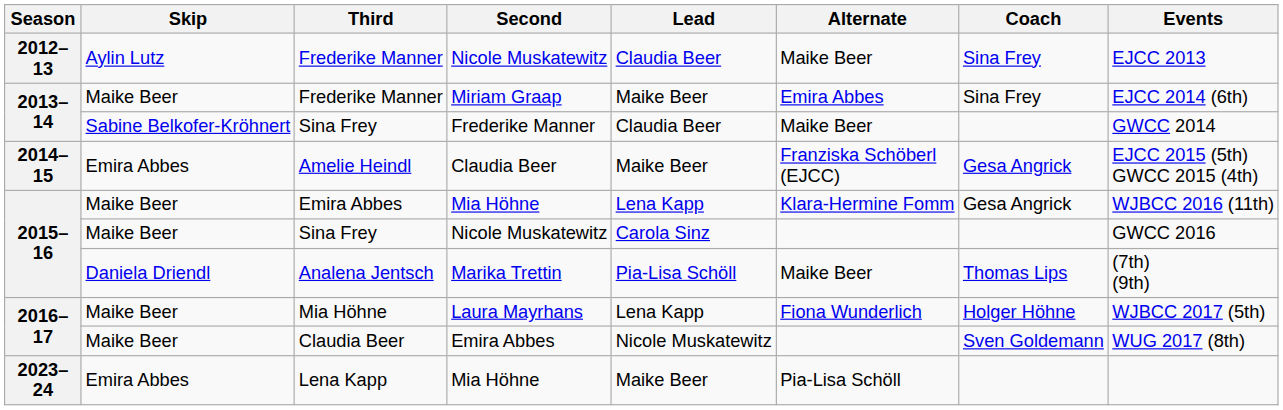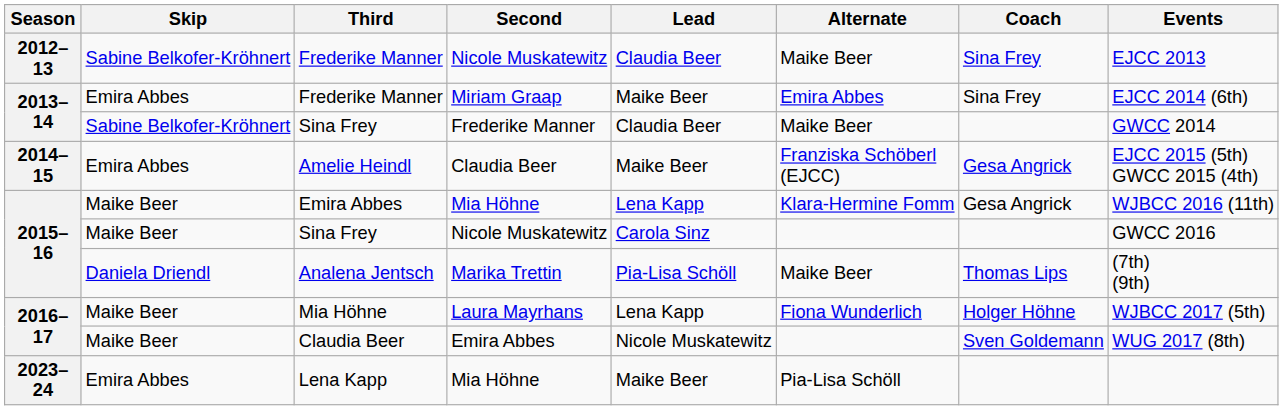(125, 58) Aylin Lutz -> (188, 58) Sabine Belkofer-Kröhnert
(132, 97) Maike Beer -> (137, 97) Emira Abbes
